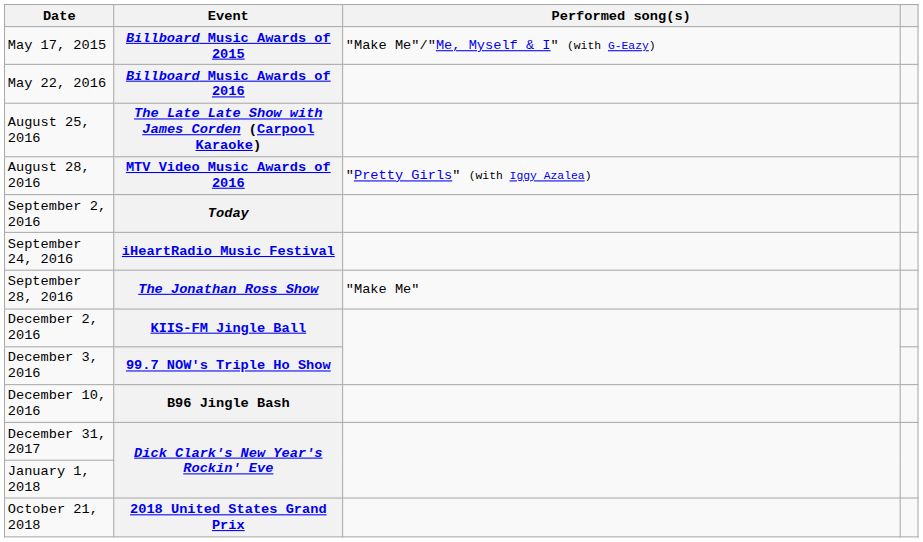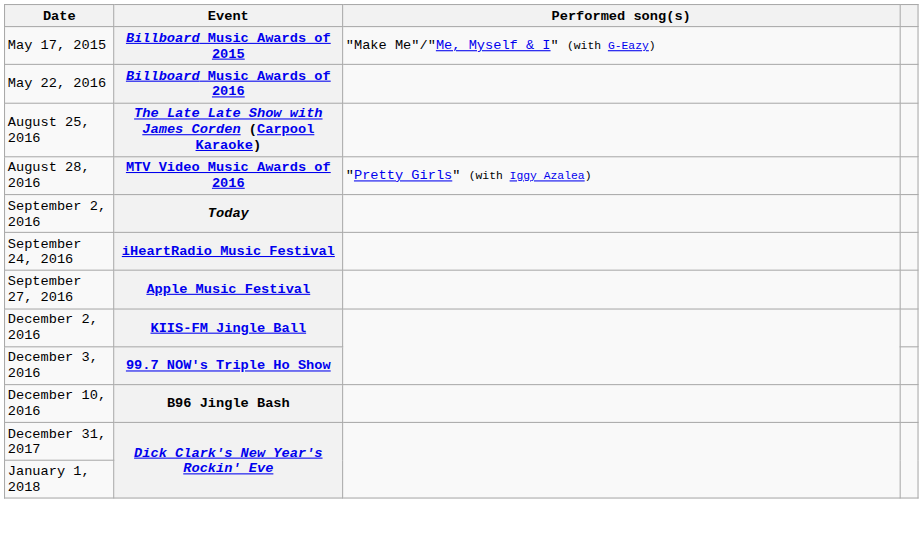+ row: (45, 290)
- row: (45, 290)
- row: (53, 517)
